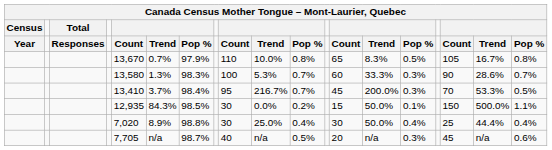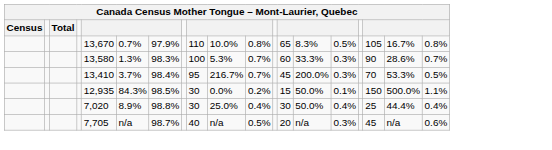- row: (25, 43)
